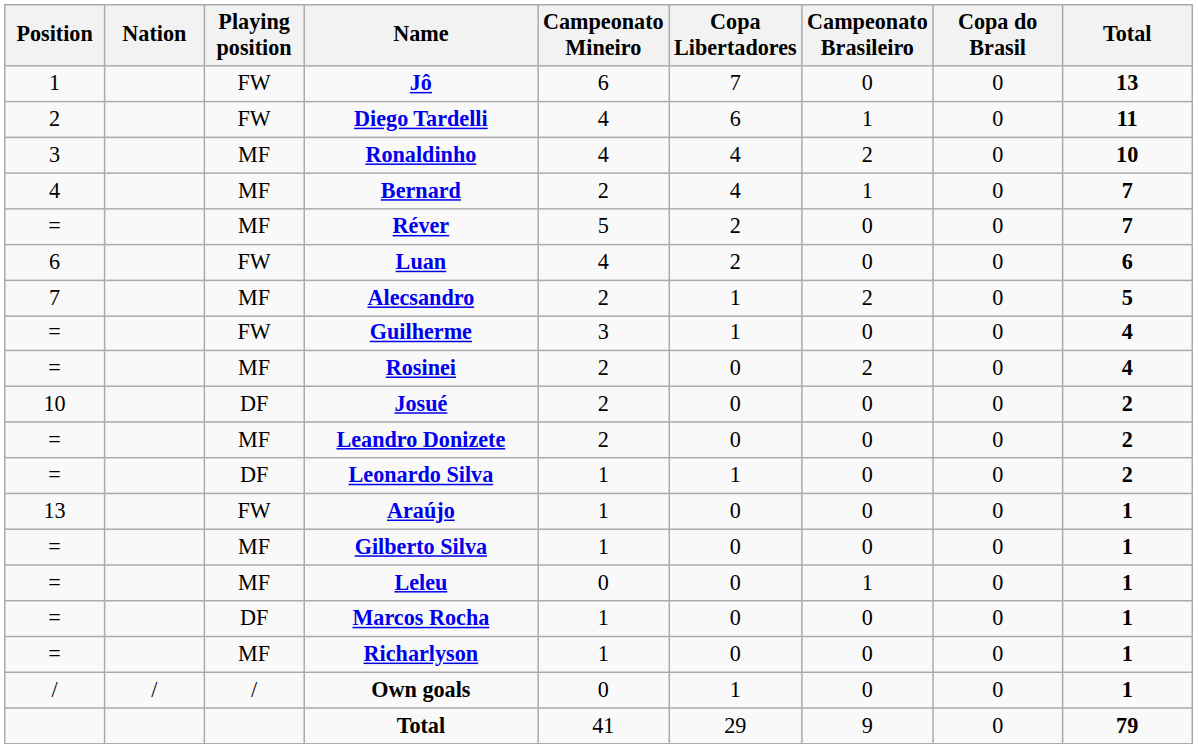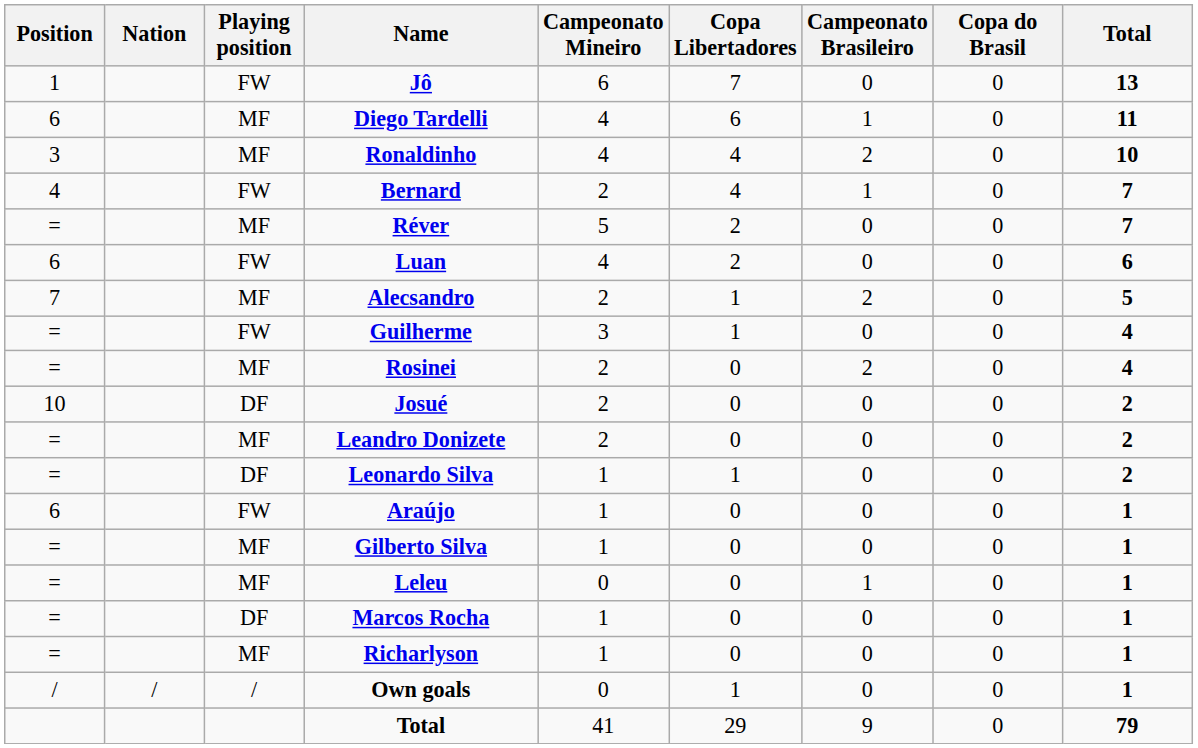(55, 118) 2 -> (55, 118) 6
(254, 118) FW -> (254, 118) MF
(254, 190) MF -> (254, 190) FW
(55, 511) 13 -> (55, 511) 6
